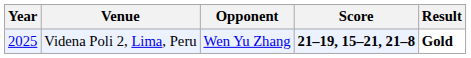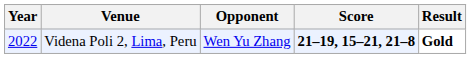(23, 41) 2025 -> (23, 41) 2022
